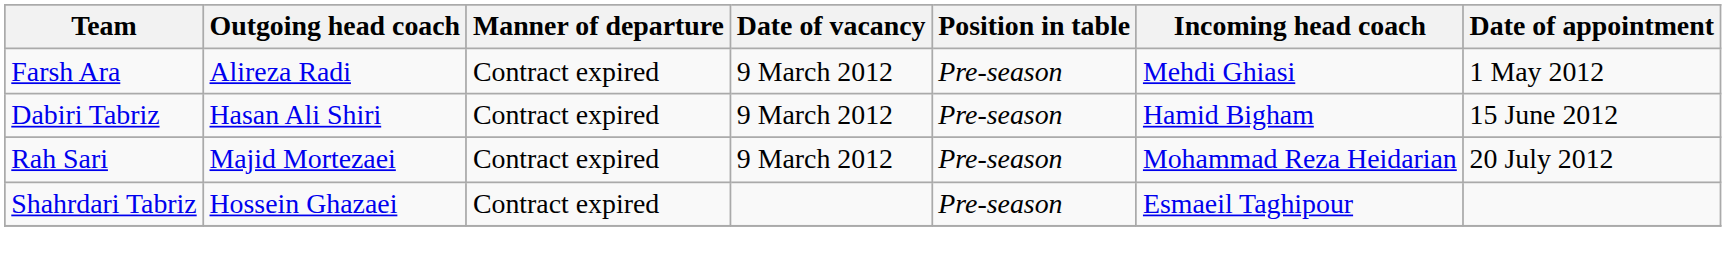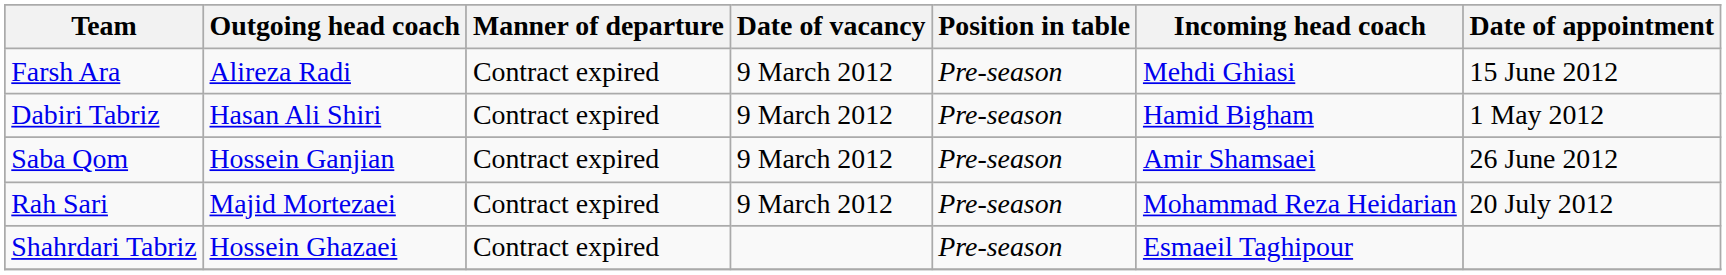(1537, 70) 1 May 2012 -> (1544, 70) 15 June 2012
(1544, 114) 15 June 2012 -> (1537, 114) 1 May 2012
+ row: (70, 159)
